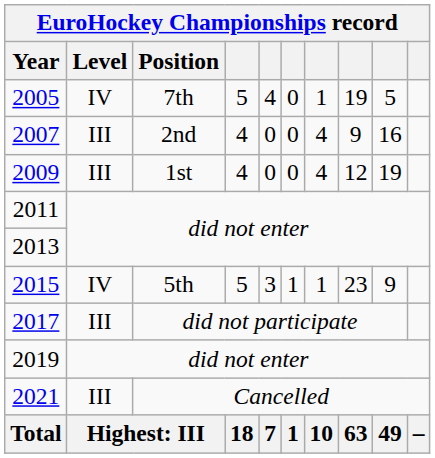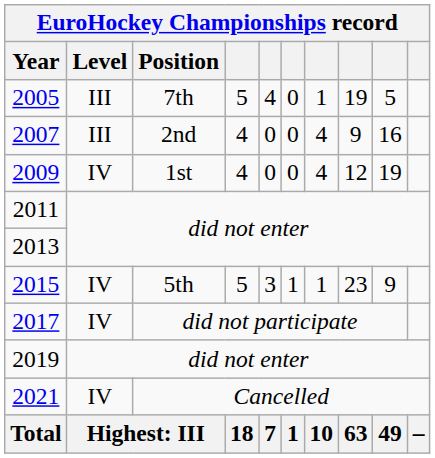(100, 97) IV -> (100, 97) III
(100, 172) III -> (100, 172) IV
(100, 321) III -> (100, 321) IV
(100, 396) III -> (100, 396) IV
